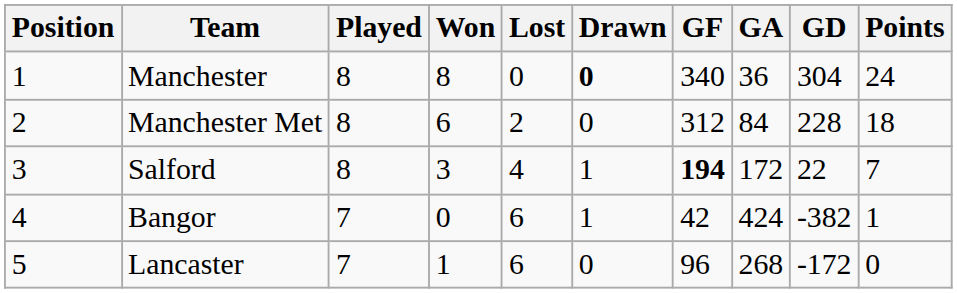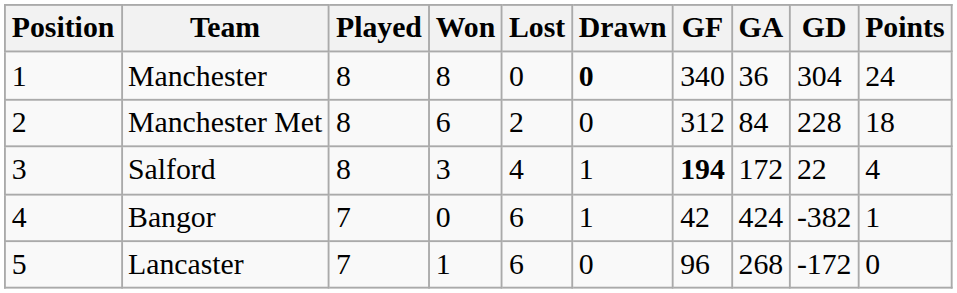(873, 169) 7 -> (873, 169) 4
